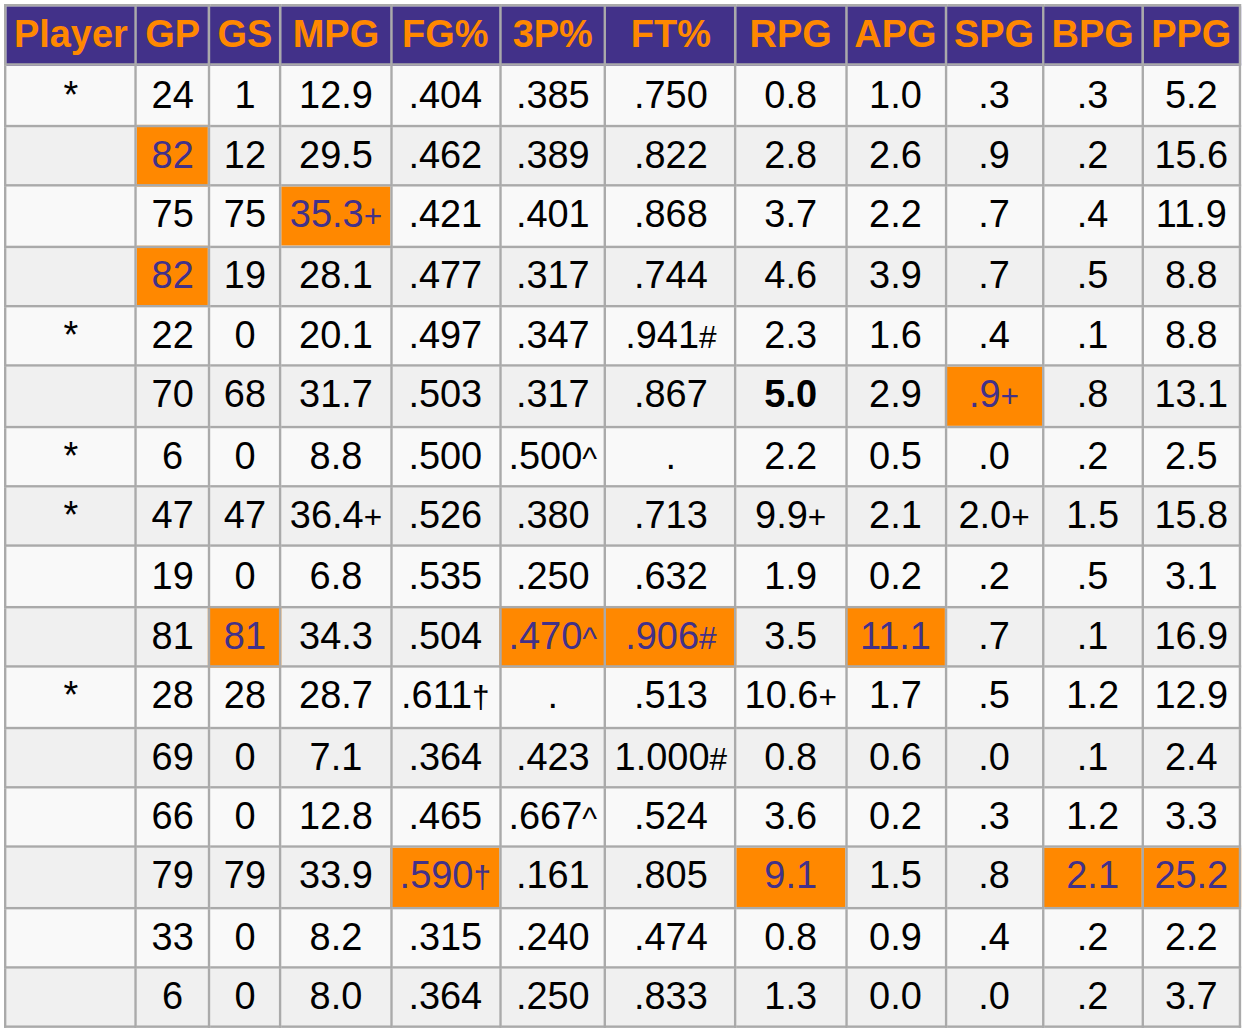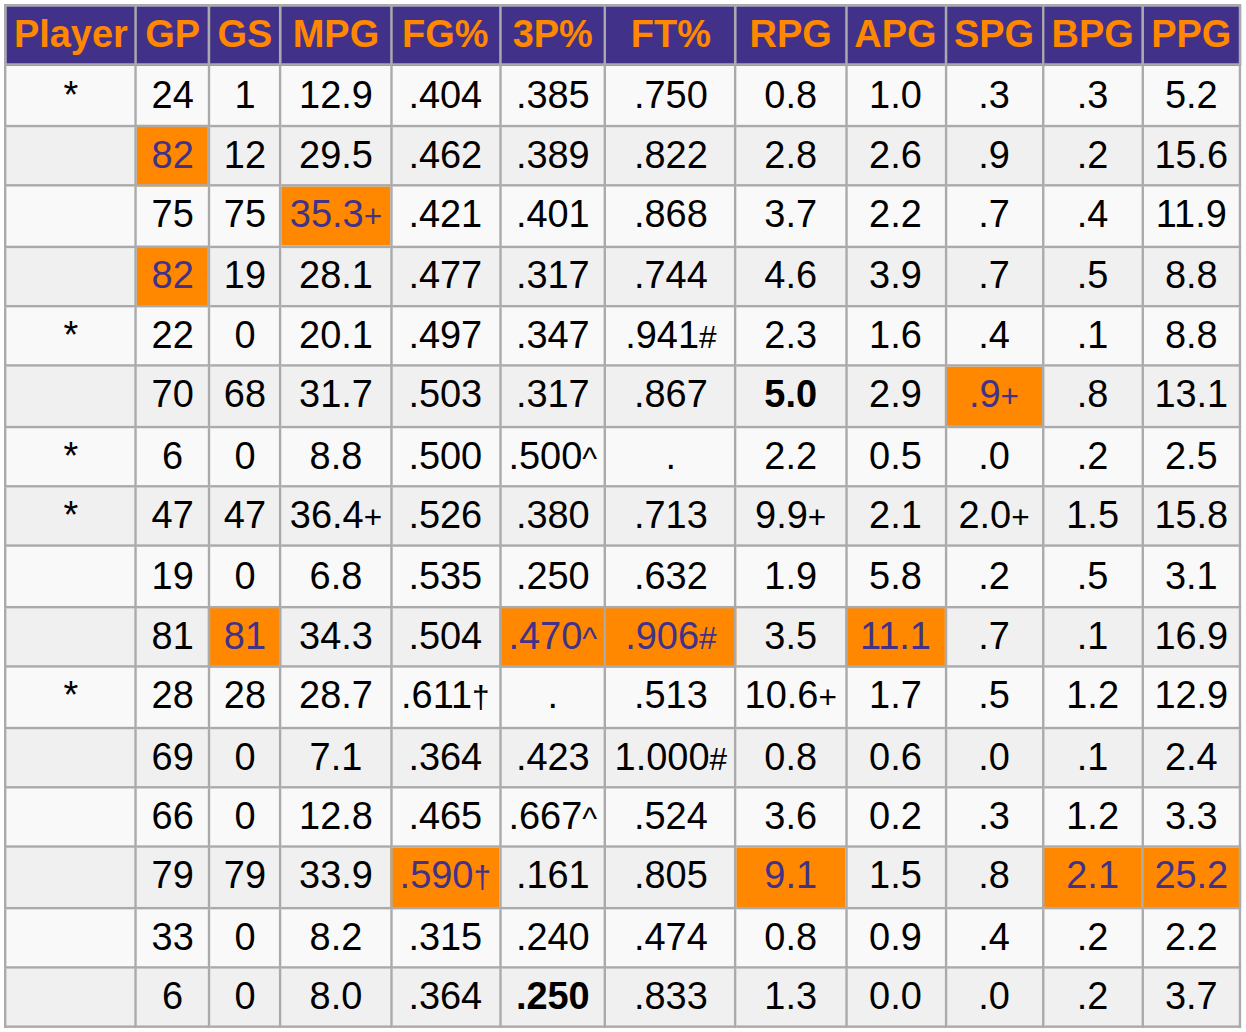(895, 575) 0.2 -> (895, 575) 5.8
(553, 996) normal -> (553, 996) bold
